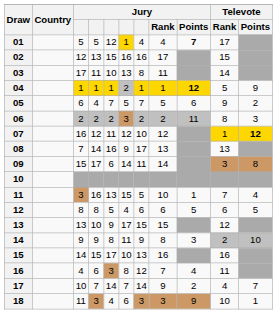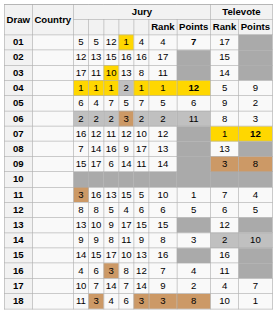(111, 73) no background -> (111, 73) gold background
(194, 301) 9 -> (194, 301) 8
